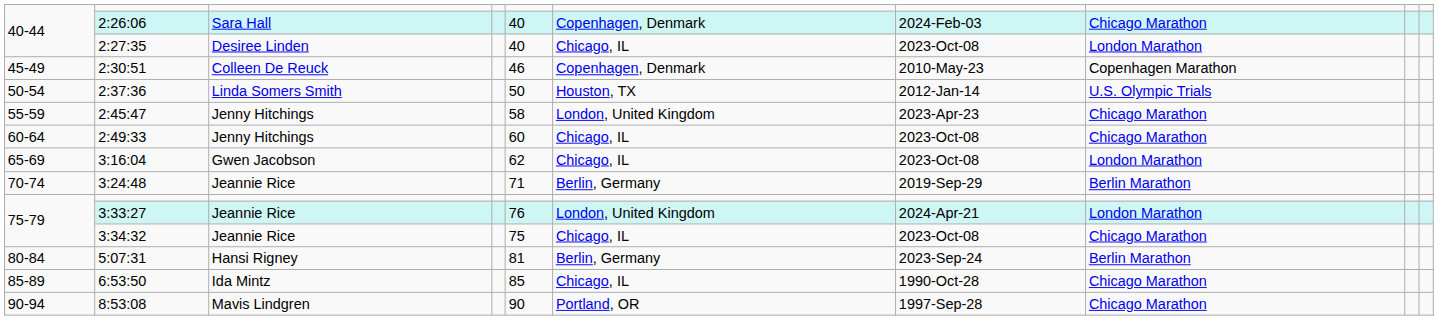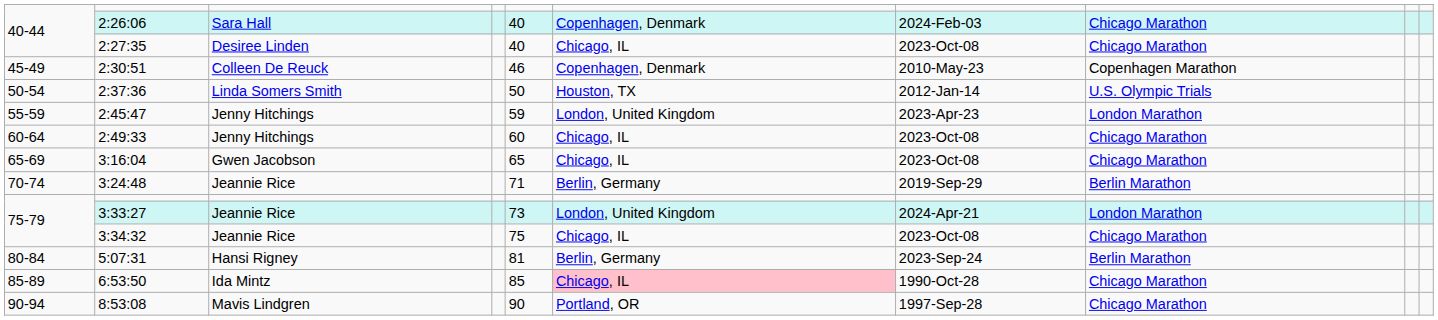(1145, 46) London Marathon -> (1148, 46) Chicago Marathon
(517, 114) 58 -> (517, 114) 59
(1148, 114) Chicago Marathon -> (1145, 114) London Marathon
(517, 160) 62 -> (517, 160) 65
(1145, 160) London Marathon -> (1148, 160) Chicago Marathon
(517, 212) 76 -> (517, 212) 73
(592, 281) no background -> (592, 281) pink background
